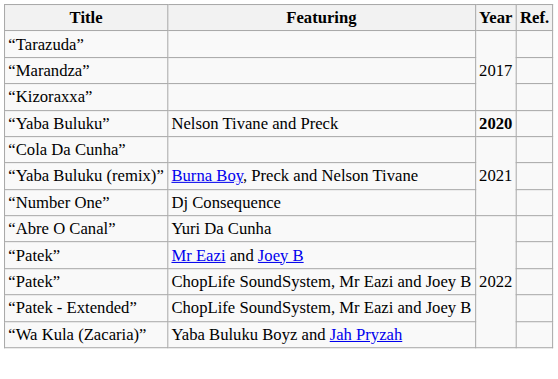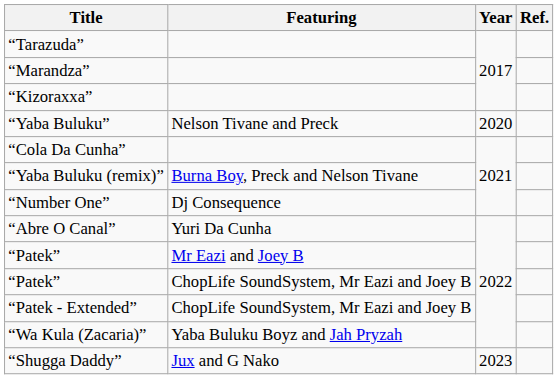(496, 123) bold -> (496, 123) normal
+ row: (65, 360)
